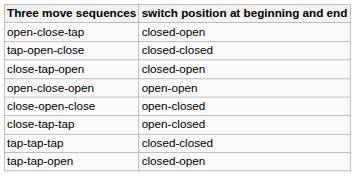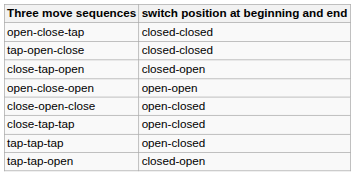(173, 32) closed-open -> (177, 32) closed-closed
(177, 143) closed-closed -> (173, 143) open-closed
